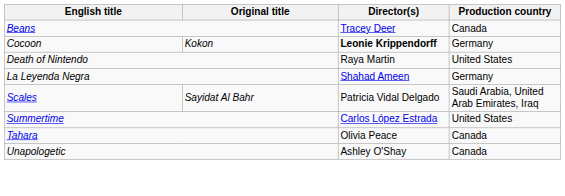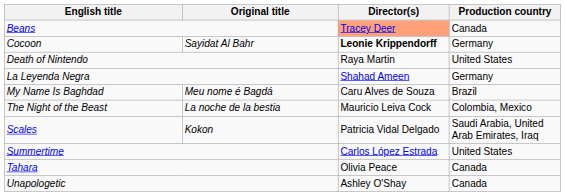(368, 28) no background -> (368, 28) lightsalmon background
(199, 44) Kokon -> (219, 44) Sayidat Al Bahr
+ row: (55, 92)
+ row: (57, 108)
(219, 98) Sayidat Al Bahr -> (199, 130) Kokon
